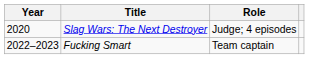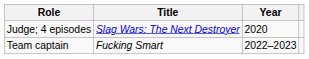columns swapped: (33, 12) <-> (254, 12)
